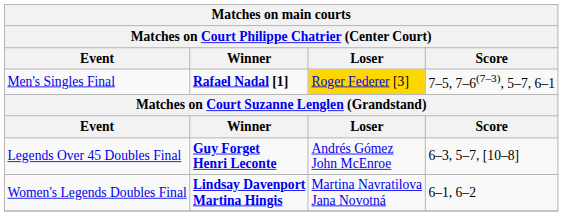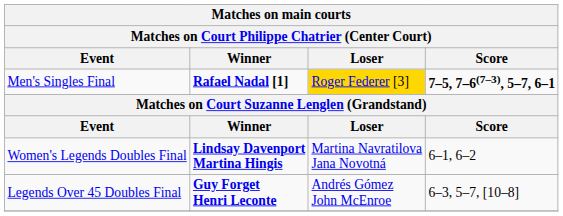(492, 81) normal -> (492, 81) bold
rows swapped: (94, 156) <-> (97, 192)
